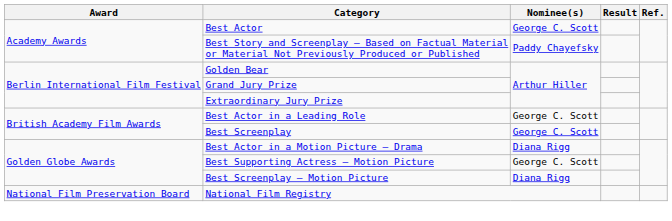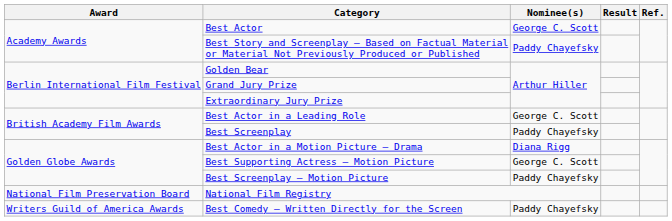(556, 131) George C. Scott -> (556, 131) Paddy Chayefsky
(541, 178) Diana Rigg -> (556, 178) Paddy Chayefsky
+ row: (334, 209)
